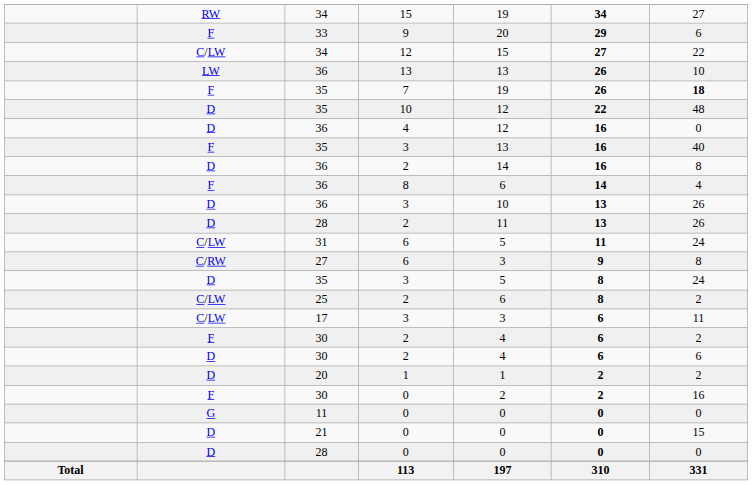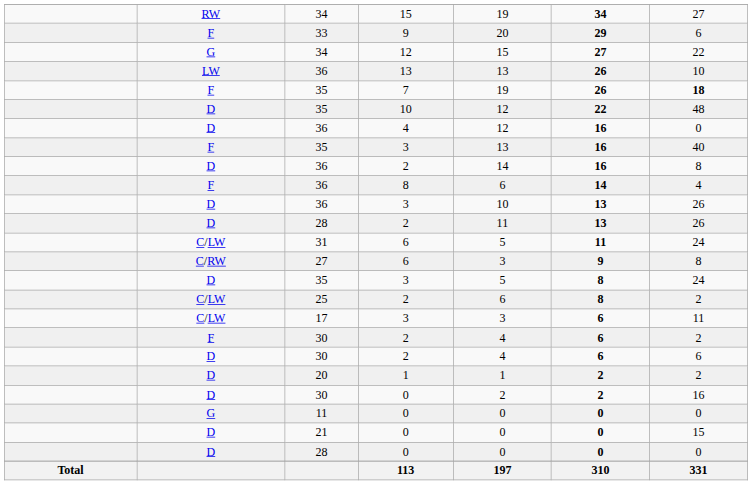(211, 52) C/LW -> (211, 52) G
(211, 394) F -> (211, 394) D
